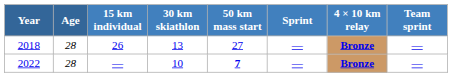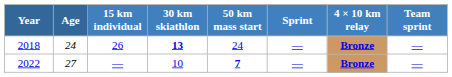(70, 45) 28 -> (70, 45) 24
(178, 45) normal -> (178, 45) bold
(237, 45) 27 -> (237, 45) 24
(70, 63) 28 -> (70, 63) 27
